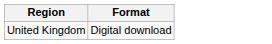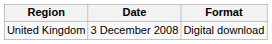+ column: (134, 13)
